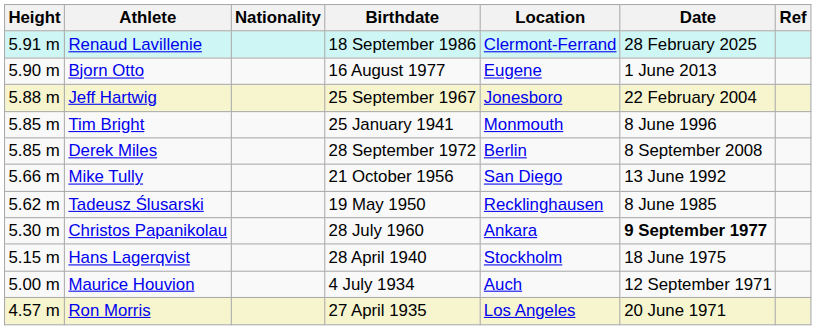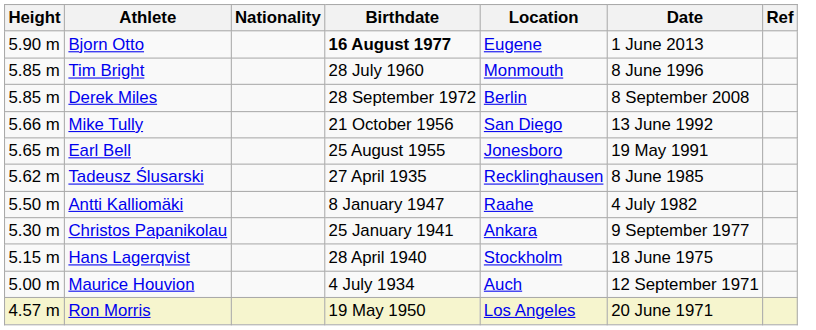- row: (135, 44)
(387, 71) normal -> (390, 44) bold
- row: (113, 97)
(391, 124) 25 January 1941 -> (376, 71) 28 July 1960
+ row: (100, 151)
(377, 204) 19 May 1950 -> (378, 177) 27 April 1935
+ row: (126, 204)
(376, 230) 28 July 1960 -> (391, 230) 25 January 1941
(696, 230) bold -> (680, 230) normal
(378, 310) 27 April 1935 -> (377, 310) 19 May 1950
